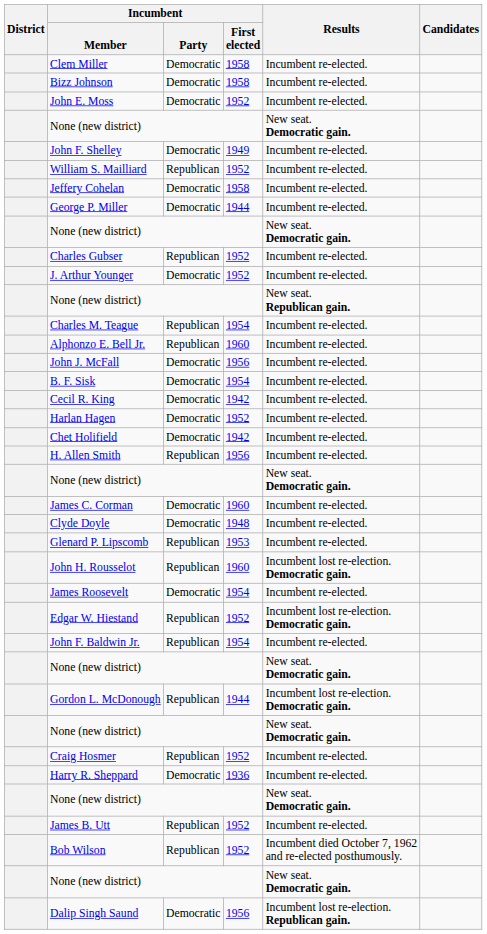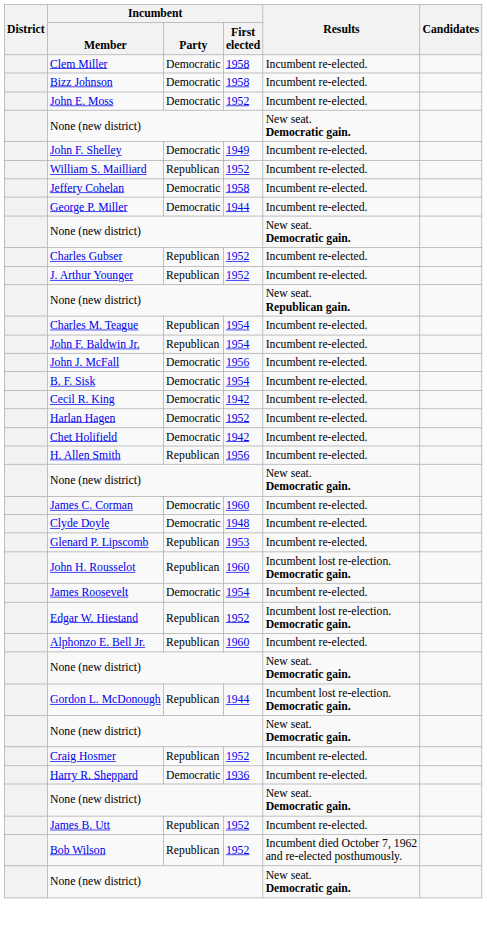(193, 275) Democratic -> (193, 275) Republican
rows swapped: (95, 642) <-> (98, 344)
- row: (94, 913)
